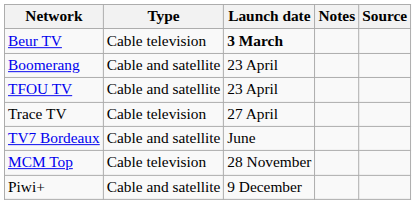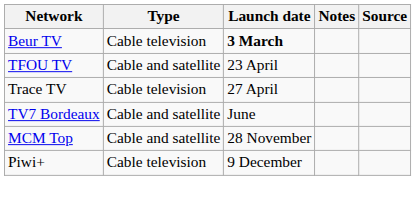- row: (44, 65)
(157, 162) Cable television -> (164, 138) Cable and satellite
(164, 187) Cable and satellite -> (157, 162) Cable television
